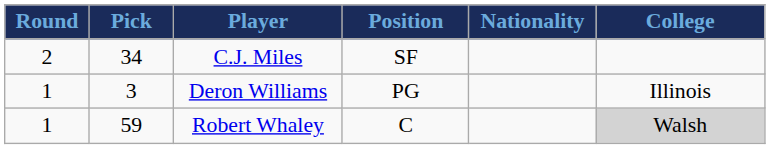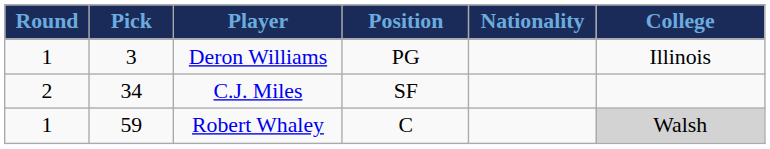rows swapped: (258, 90) <-> (258, 56)
